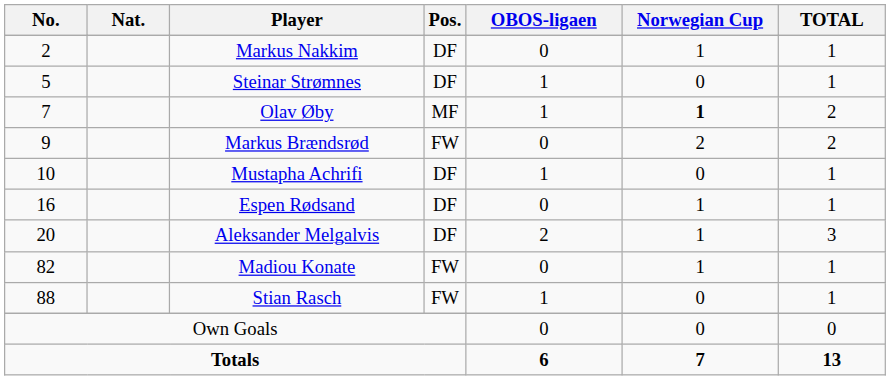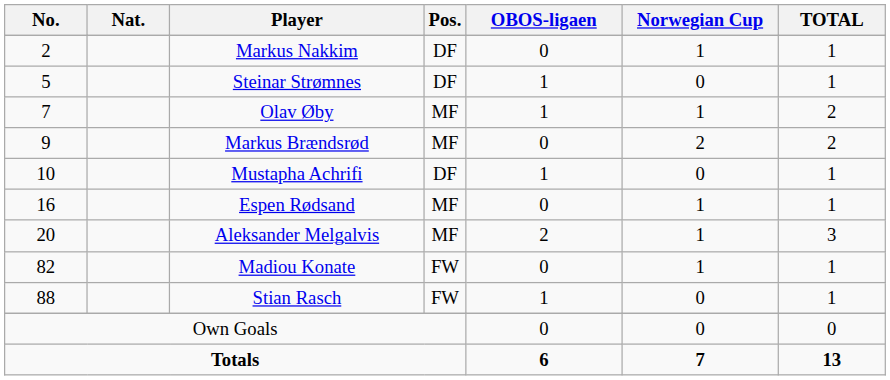(700, 112) bold -> (700, 112) normal
(445, 143) FW -> (445, 143) MF
(445, 205) DF -> (445, 205) MF
(445, 235) DF -> (445, 235) MF
